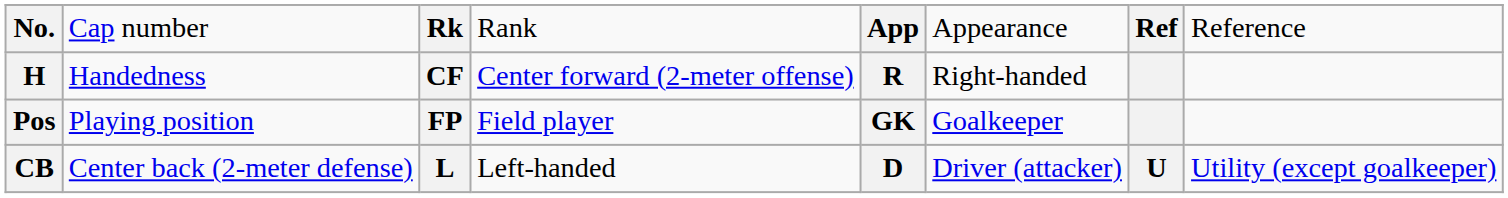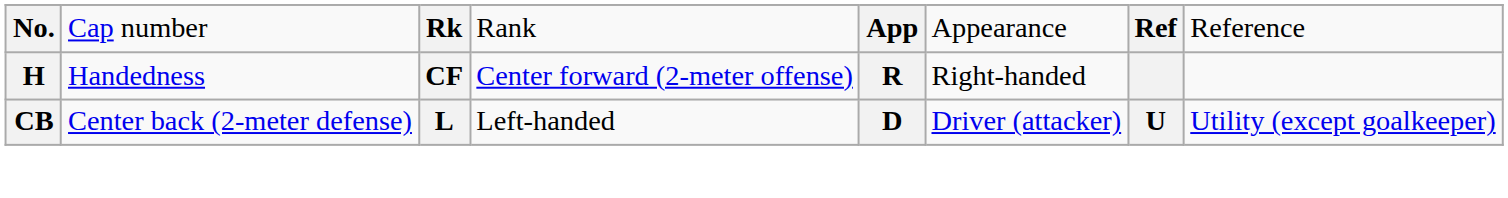- row: (34, 121)
